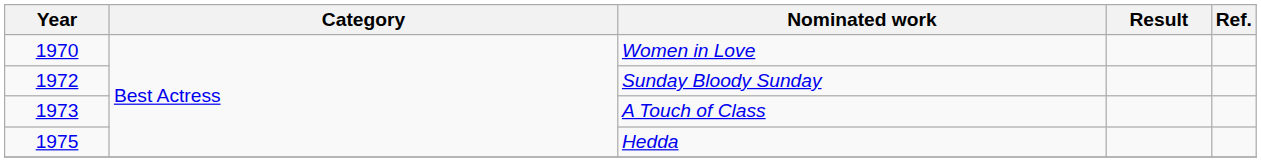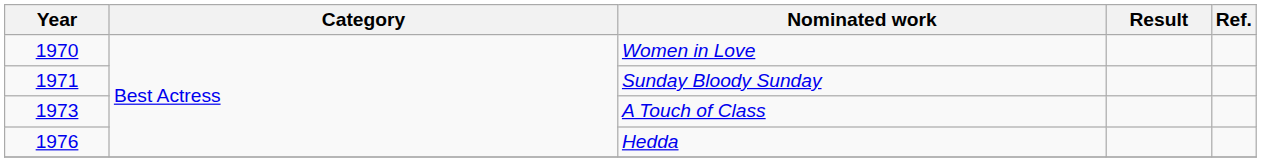(57, 80) 1972 -> (57, 80) 1971
(57, 141) 1975 -> (57, 141) 1976
